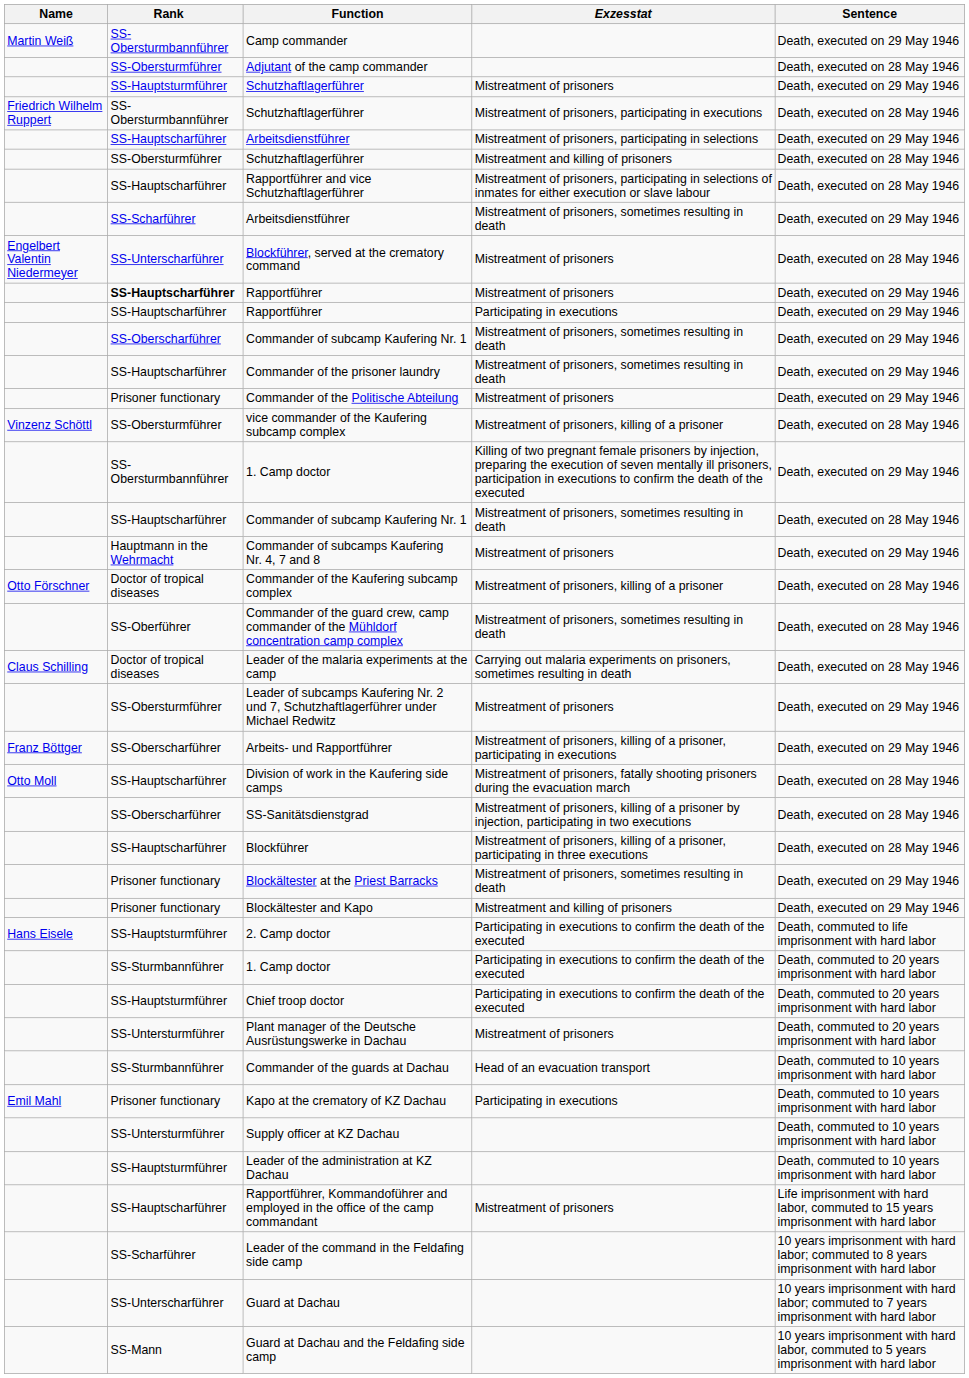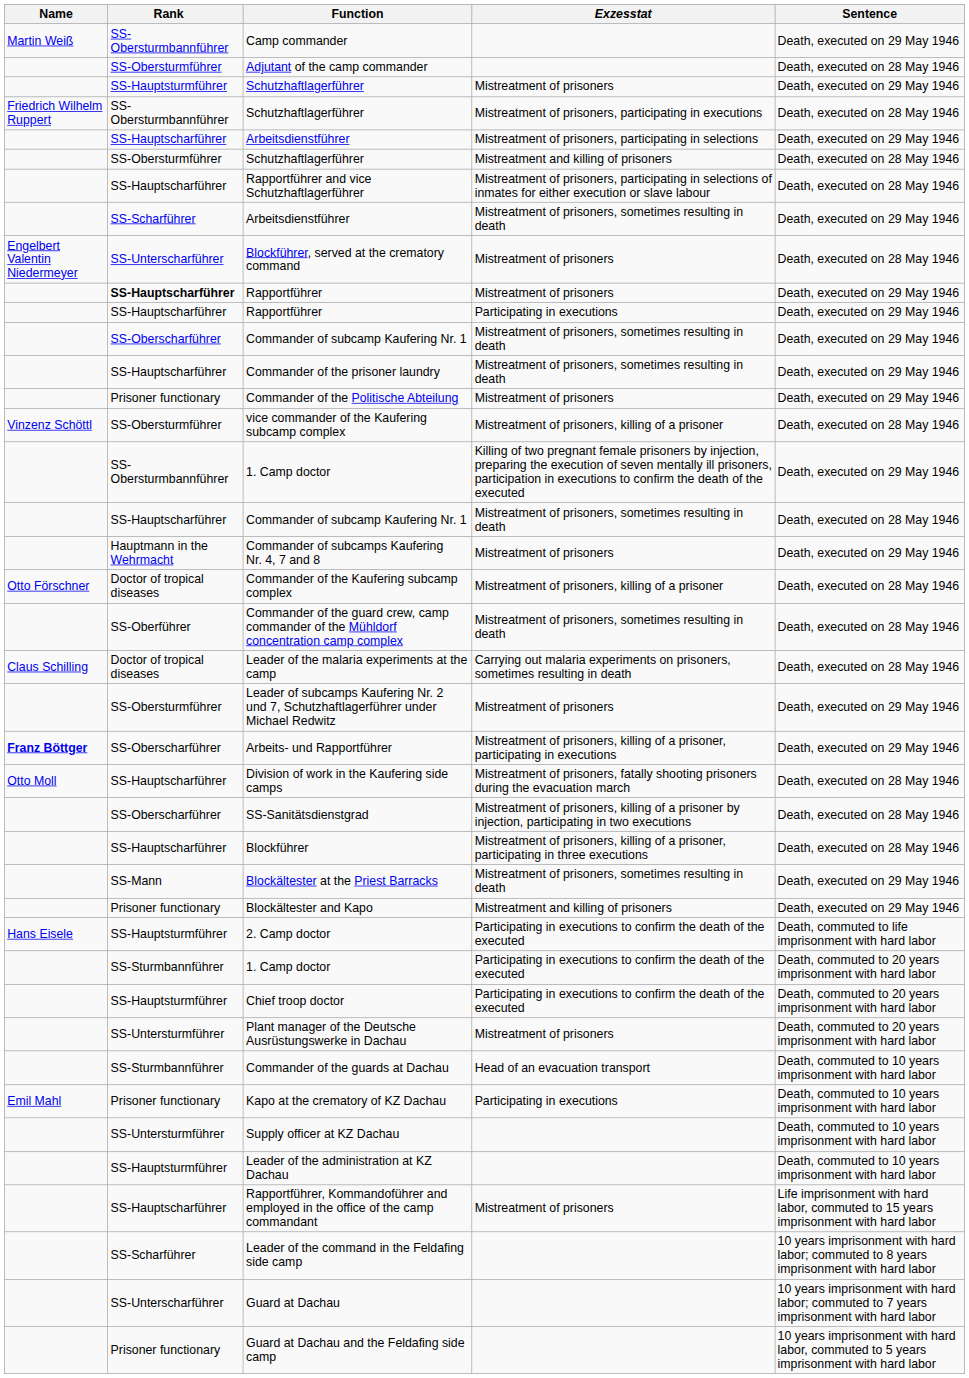(45, 747) normal -> (47, 747) bold
(165, 881) Prisoner functionary -> (136, 881) SS-Mann
(136, 1350) SS-Mann -> (165, 1350) Prisoner functionary
